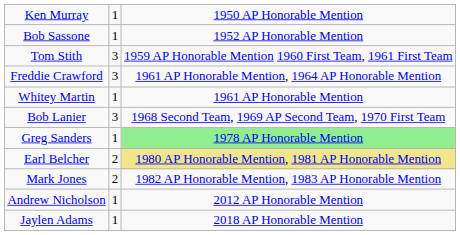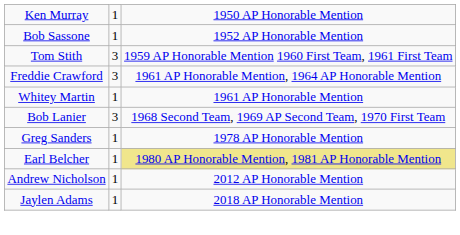(288, 138) lightgreen background -> (288, 138) no background
(115, 158) 2 -> (115, 158) 1
- row: (57, 179)
